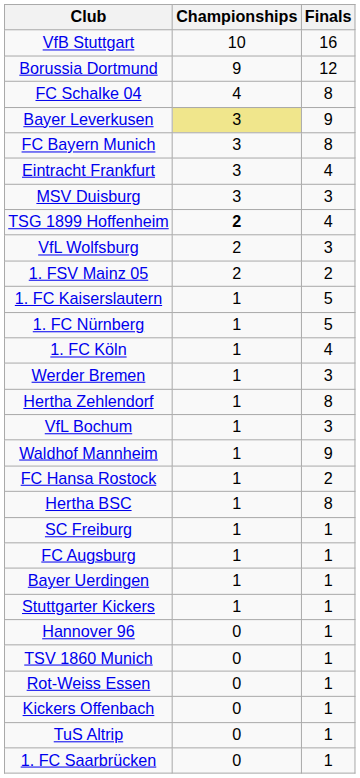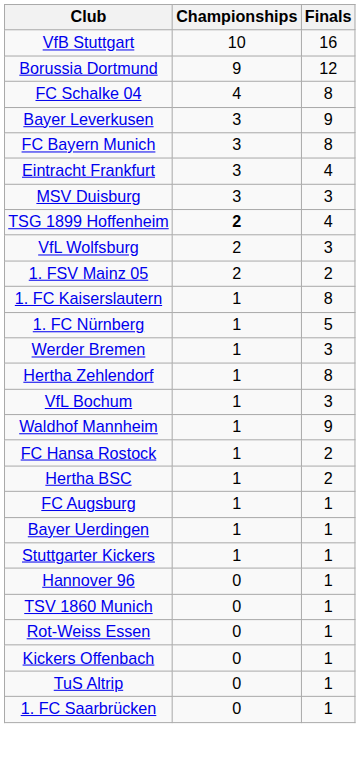(237, 119) khaki background -> (237, 119) no background
(328, 299) 5 -> (328, 299) 8
- row: (88, 350)
(328, 504) 8 -> (328, 478) 2
- row: (88, 529)
